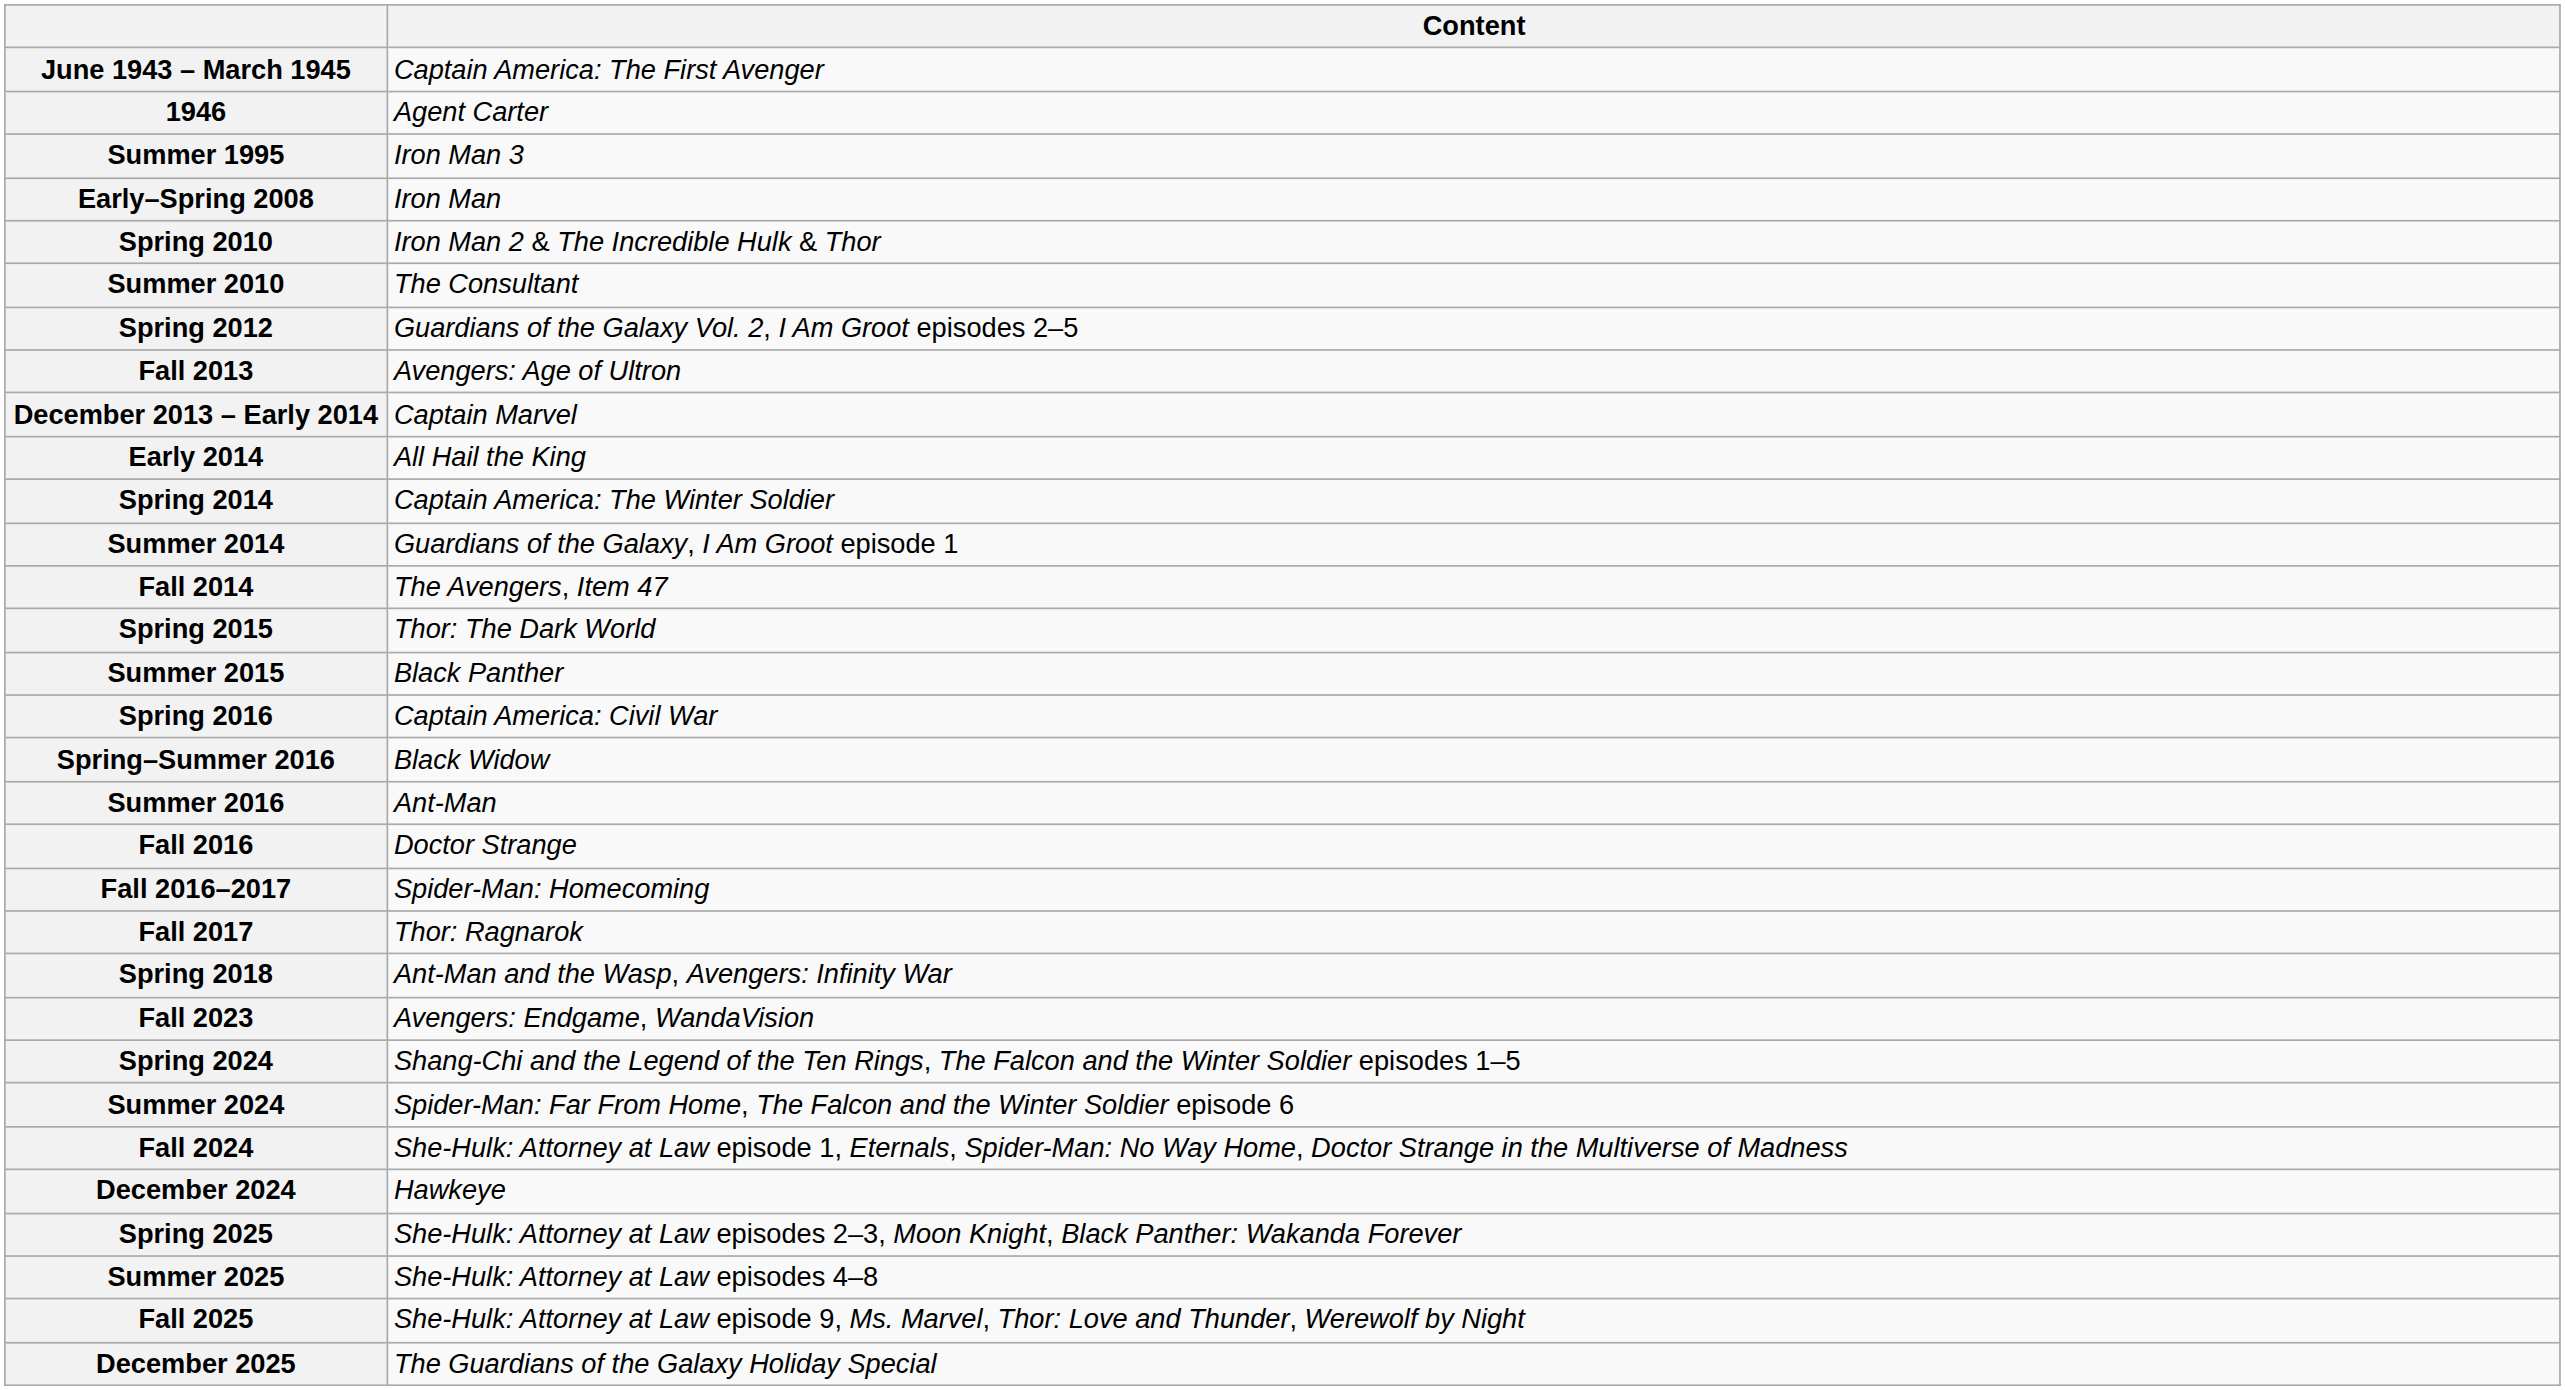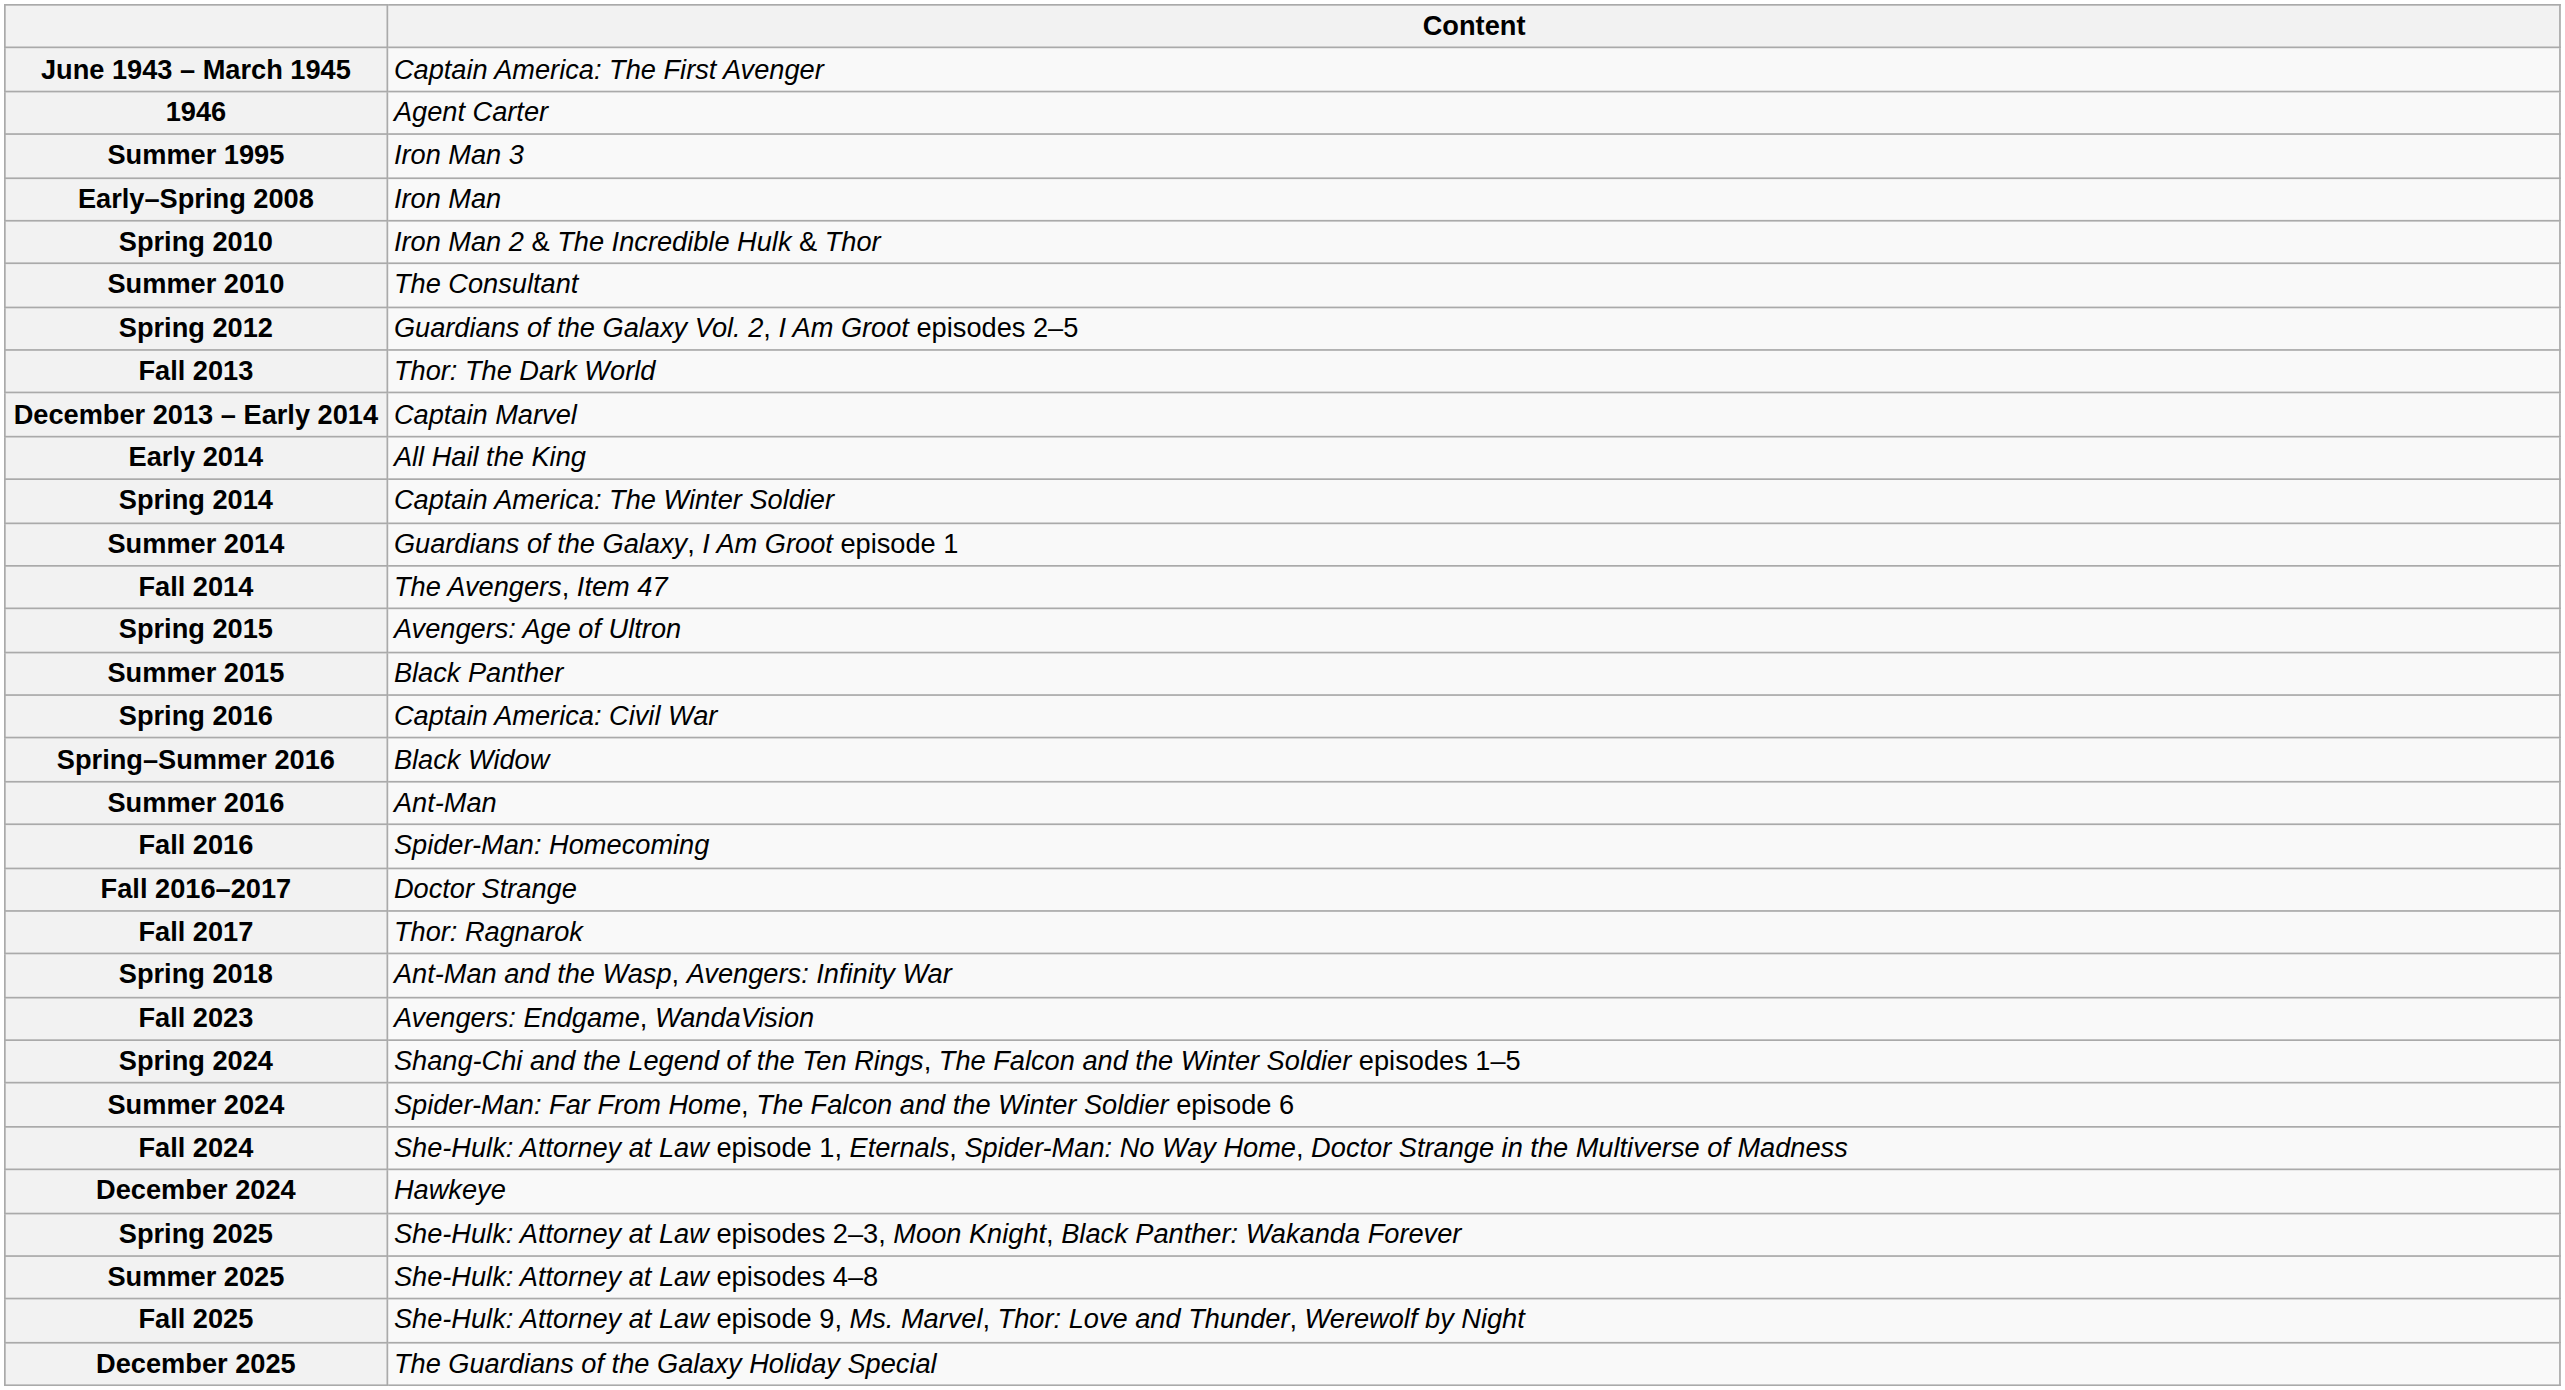(538, 371) Avengers: Age of Ultron -> (525, 371) Thor: The Dark World
(525, 629) Thor: The Dark World -> (538, 629) Avengers: Age of Ultron
(485, 845) Doctor Strange -> (552, 845) Spider-Man: Homecoming
(552, 888) Spider-Man: Homecoming -> (485, 888) Doctor Strange
